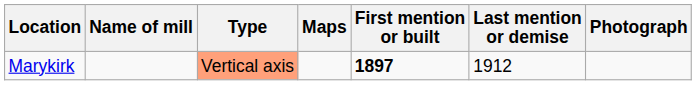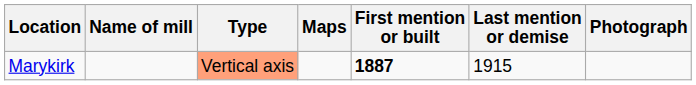(374, 65) 1897 -> (374, 65) 1887
(493, 65) 1912 -> (493, 65) 1915
